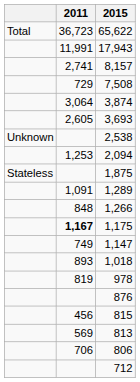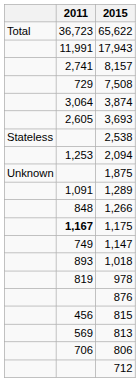(30, 137) Unknown -> (30, 137) Stateless
(30, 173) Stateless -> (30, 173) Unknown
